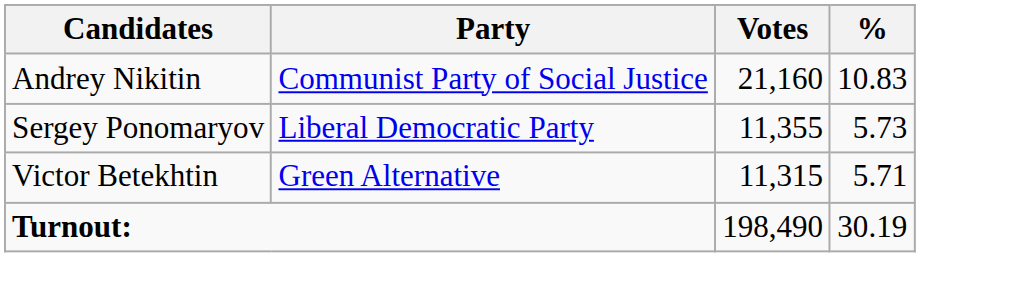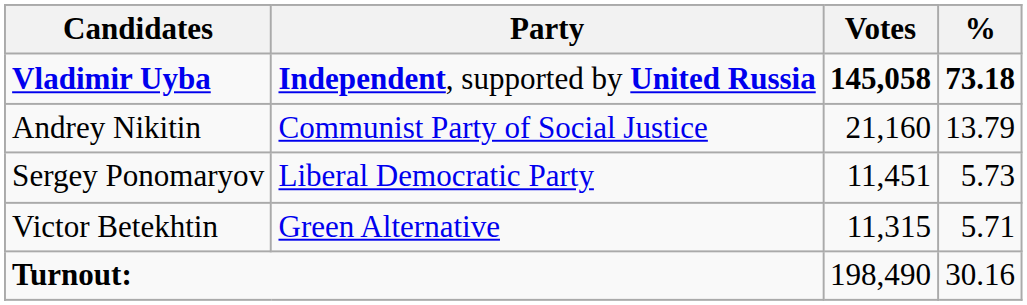+ row: (111, 78)
(872, 78) 10.83 -> (980, 127) 13.79
(781, 127) 11,355 -> (889, 176) 11,451
(872, 226) 30.19 -> (980, 275) 30.16
